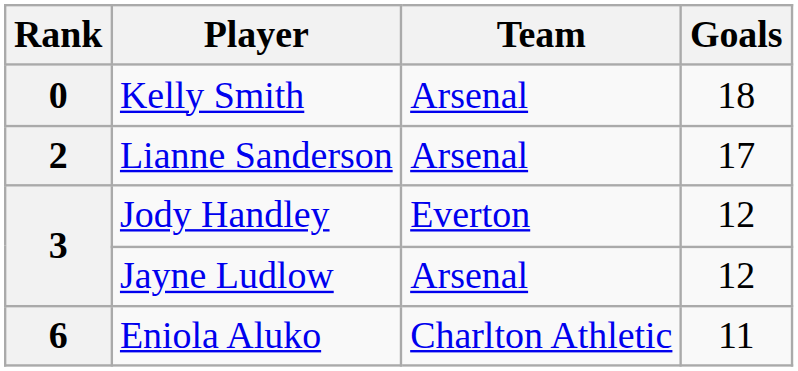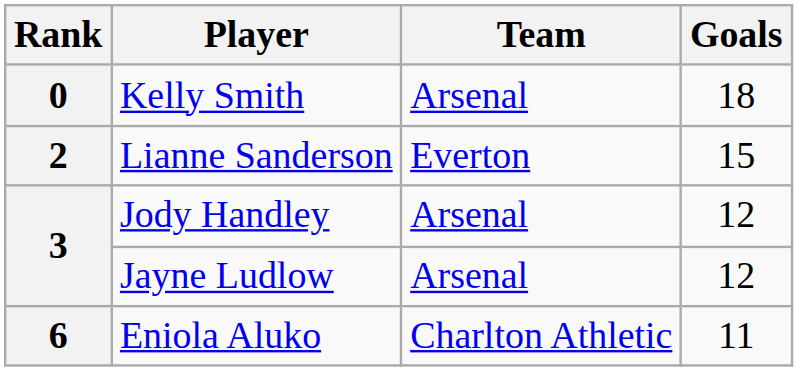(469, 154) Arsenal -> (470, 154) Everton
(736, 154) 17 -> (736, 154) 15
(470, 214) Everton -> (469, 214) Arsenal
